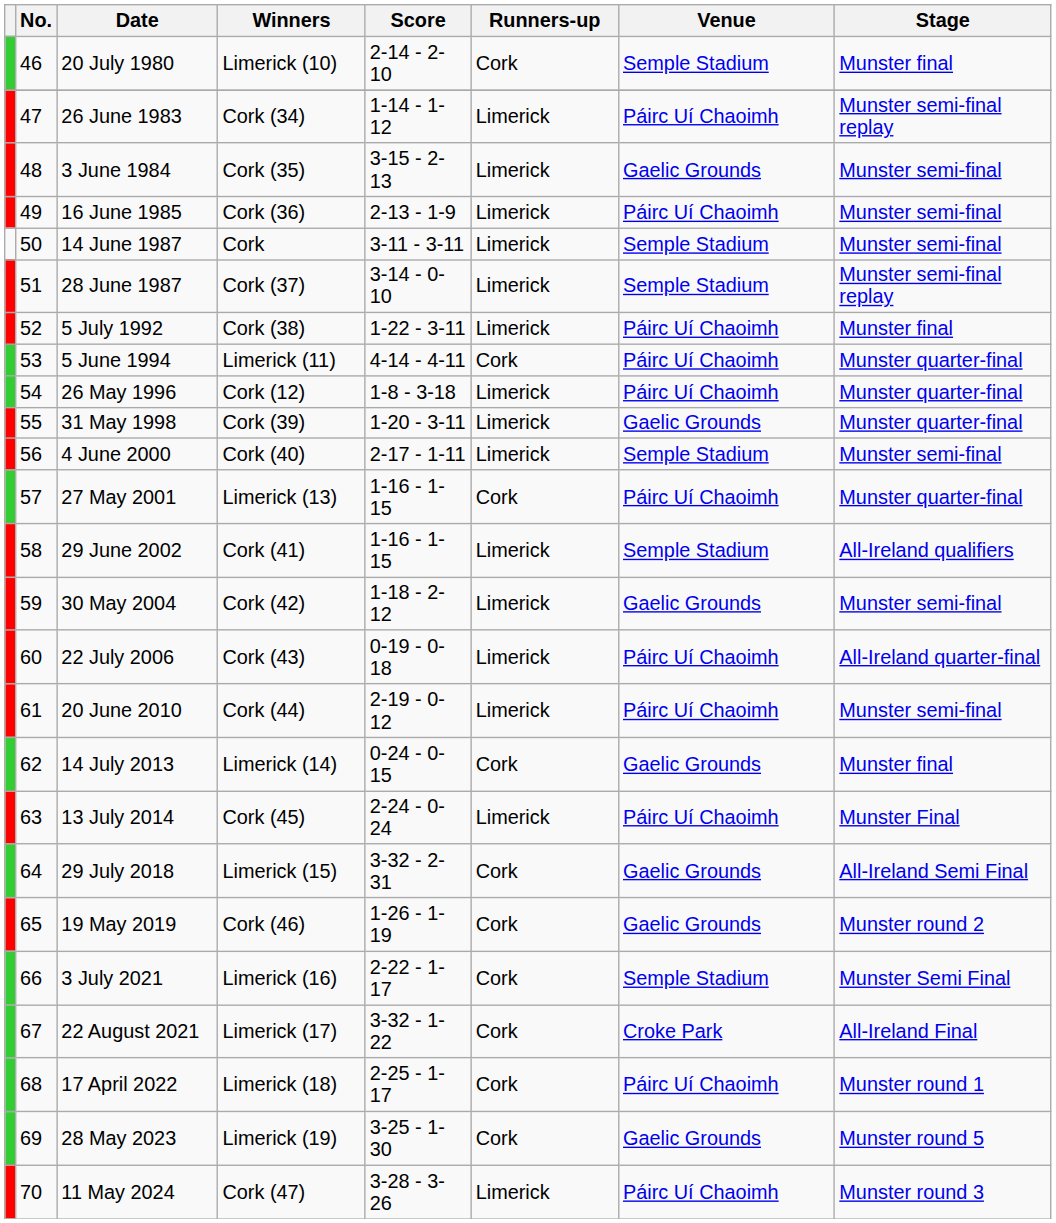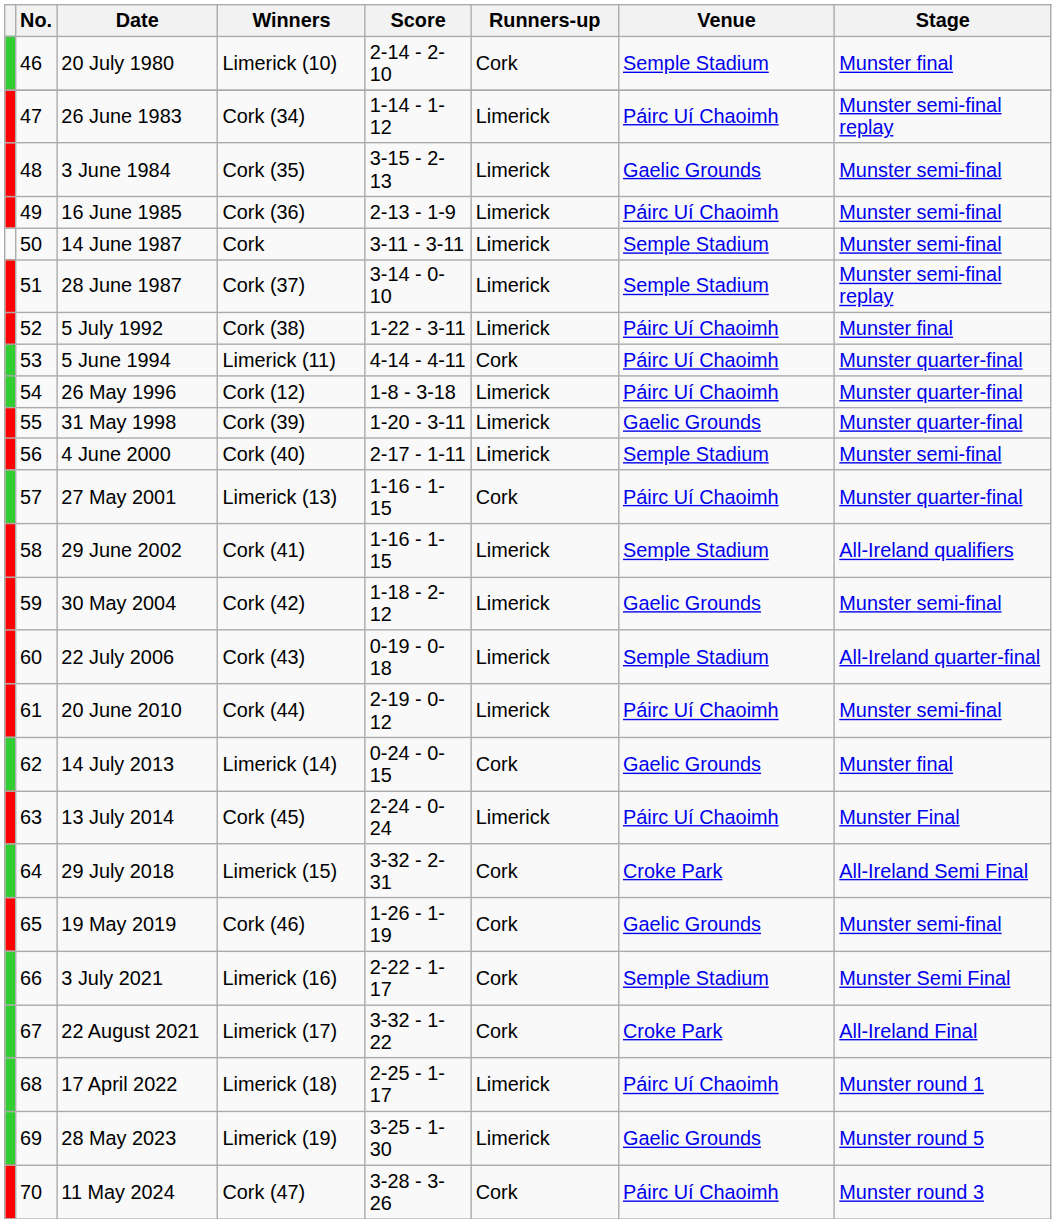(701, 657) Páirc Uí Chaoimh -> (696, 657) Semple Stadium
(692, 871) Gaelic Grounds -> (673, 871) Croke Park
(912, 925) Munster round 2 -> (920, 925) Munster semi-final
(497, 1085) Cork -> (513, 1085) Limerick
(497, 1139) Cork -> (513, 1139) Limerick
(513, 1192) Limerick -> (497, 1192) Cork
